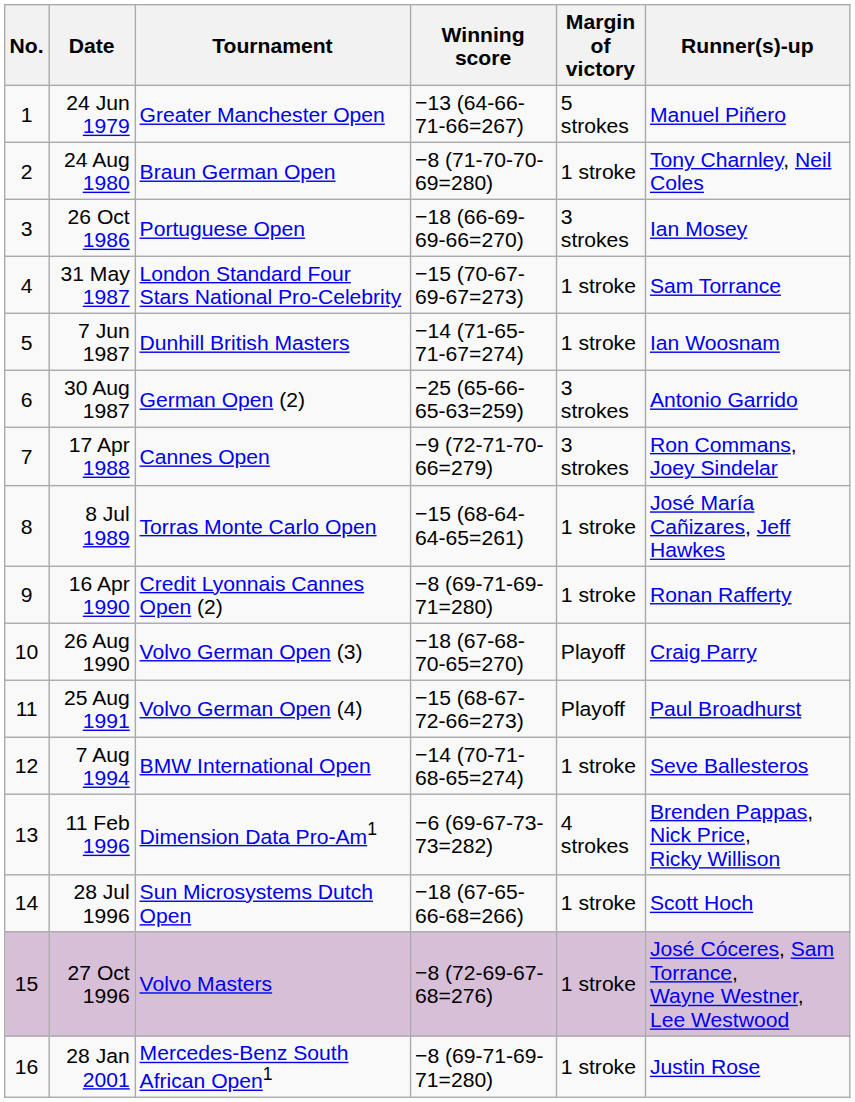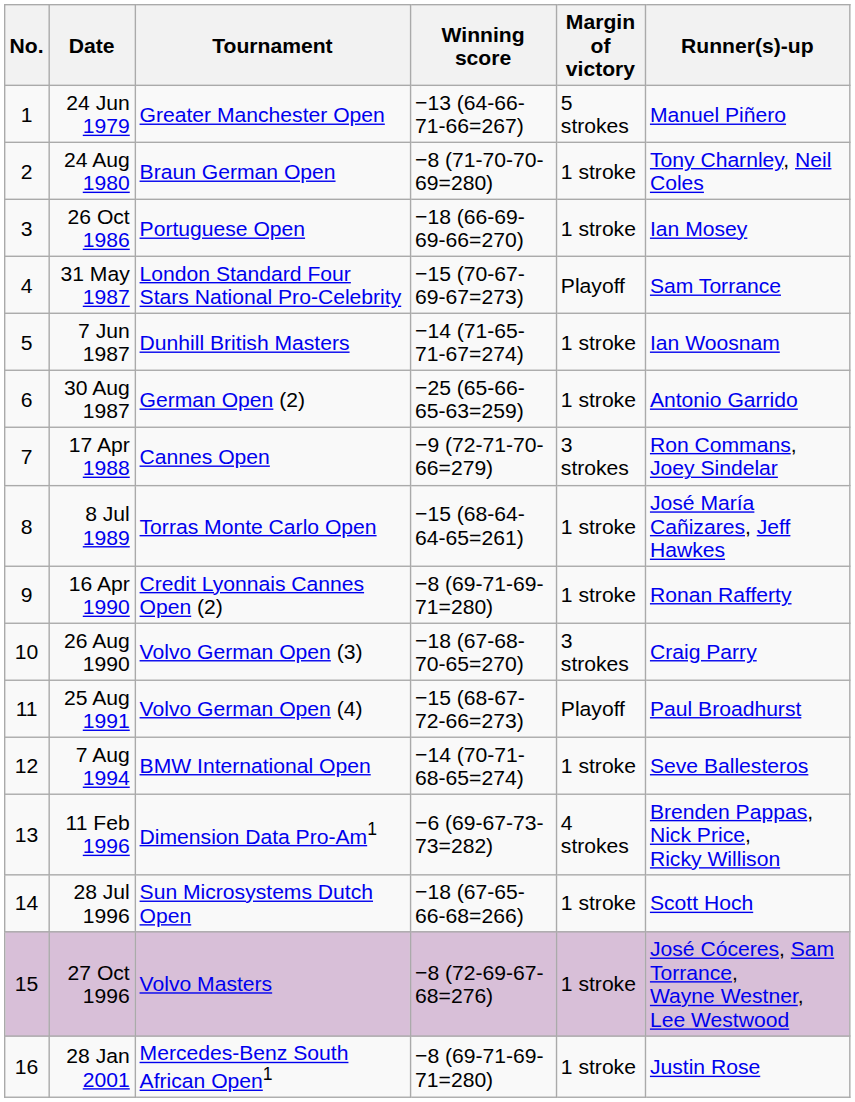(595, 228) 3 strokes -> (598, 228) 1 stroke
(598, 285) 1 stroke -> (593, 285) Playoff
(595, 400) 3 strokes -> (598, 400) 1 stroke
(593, 651) Playoff -> (595, 651) 3 strokes
